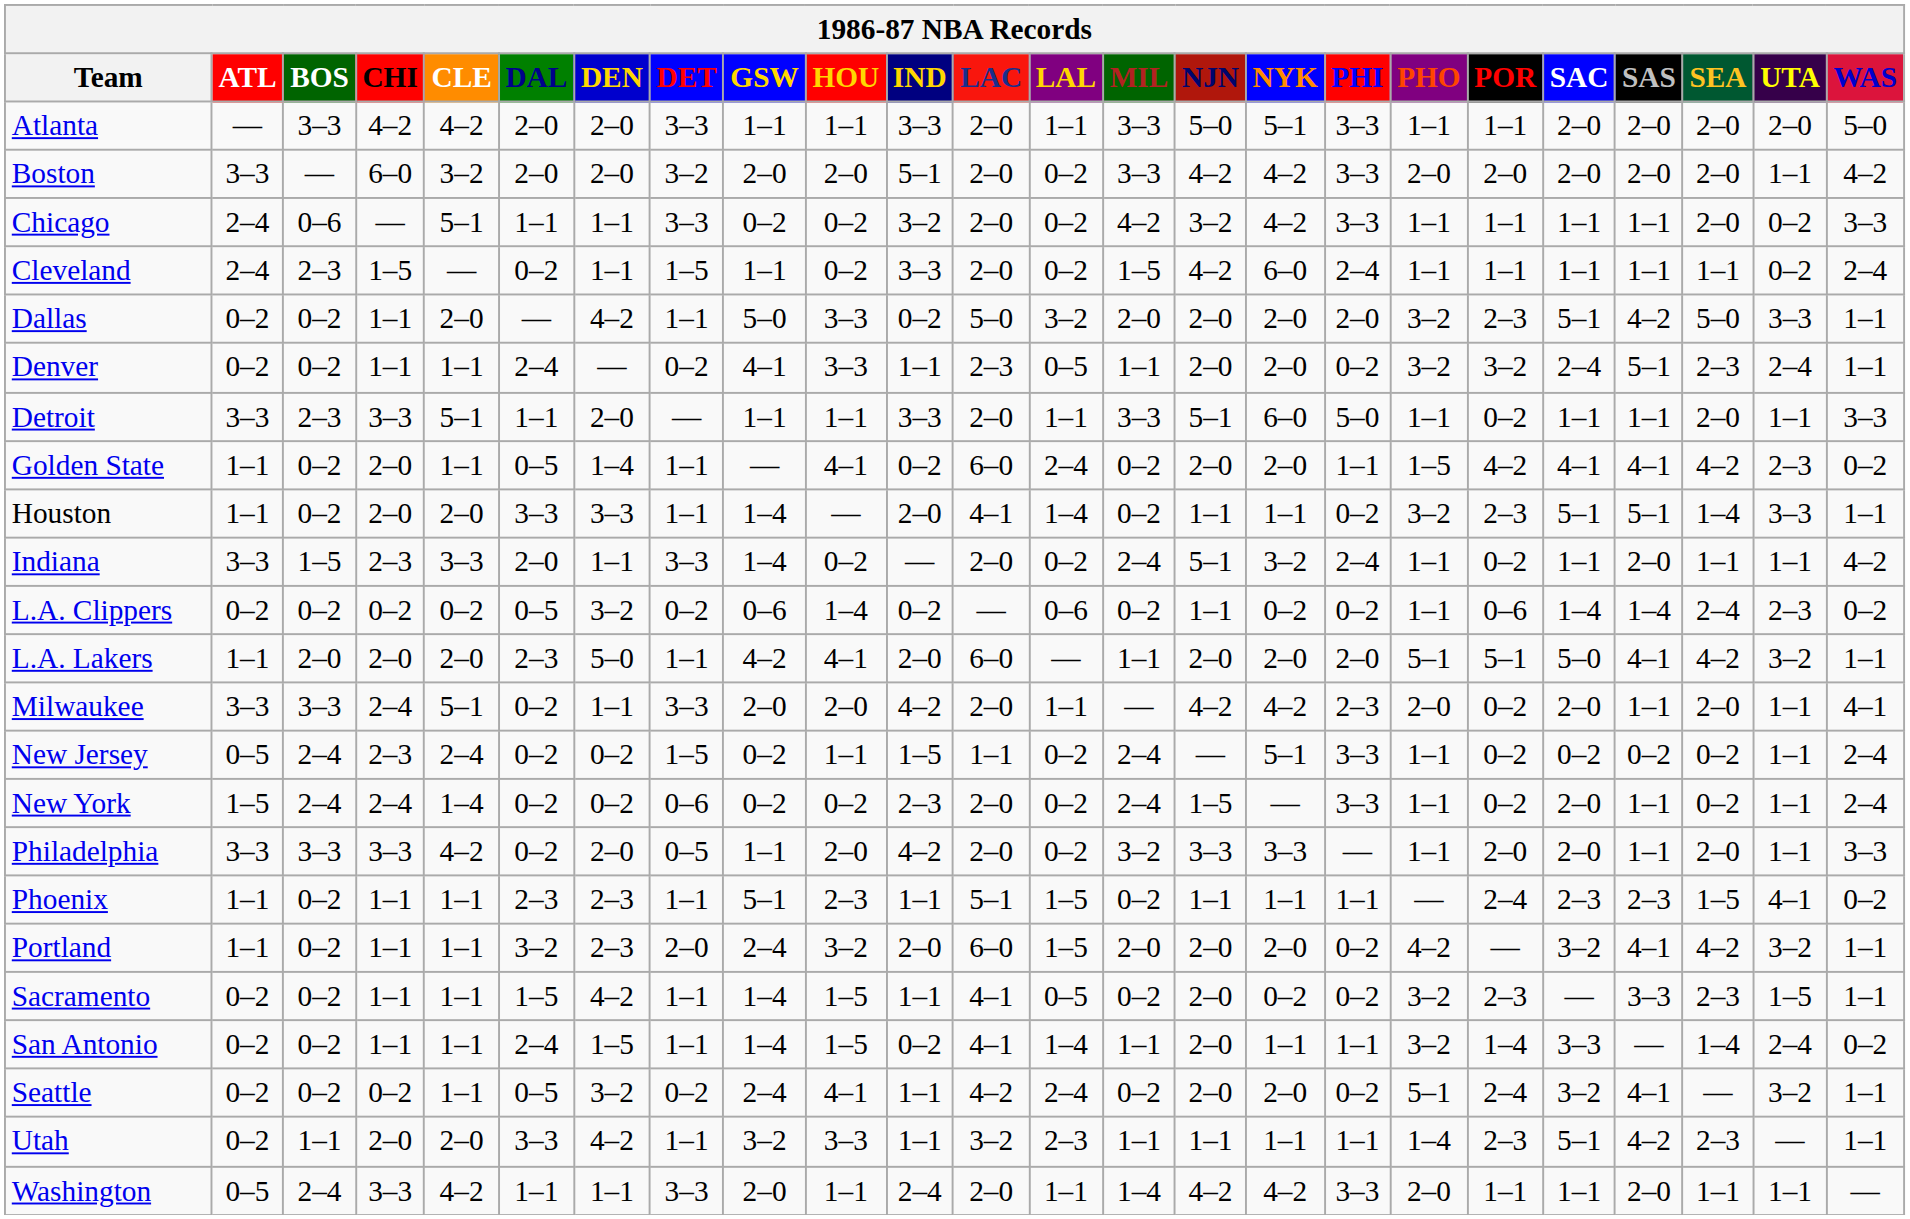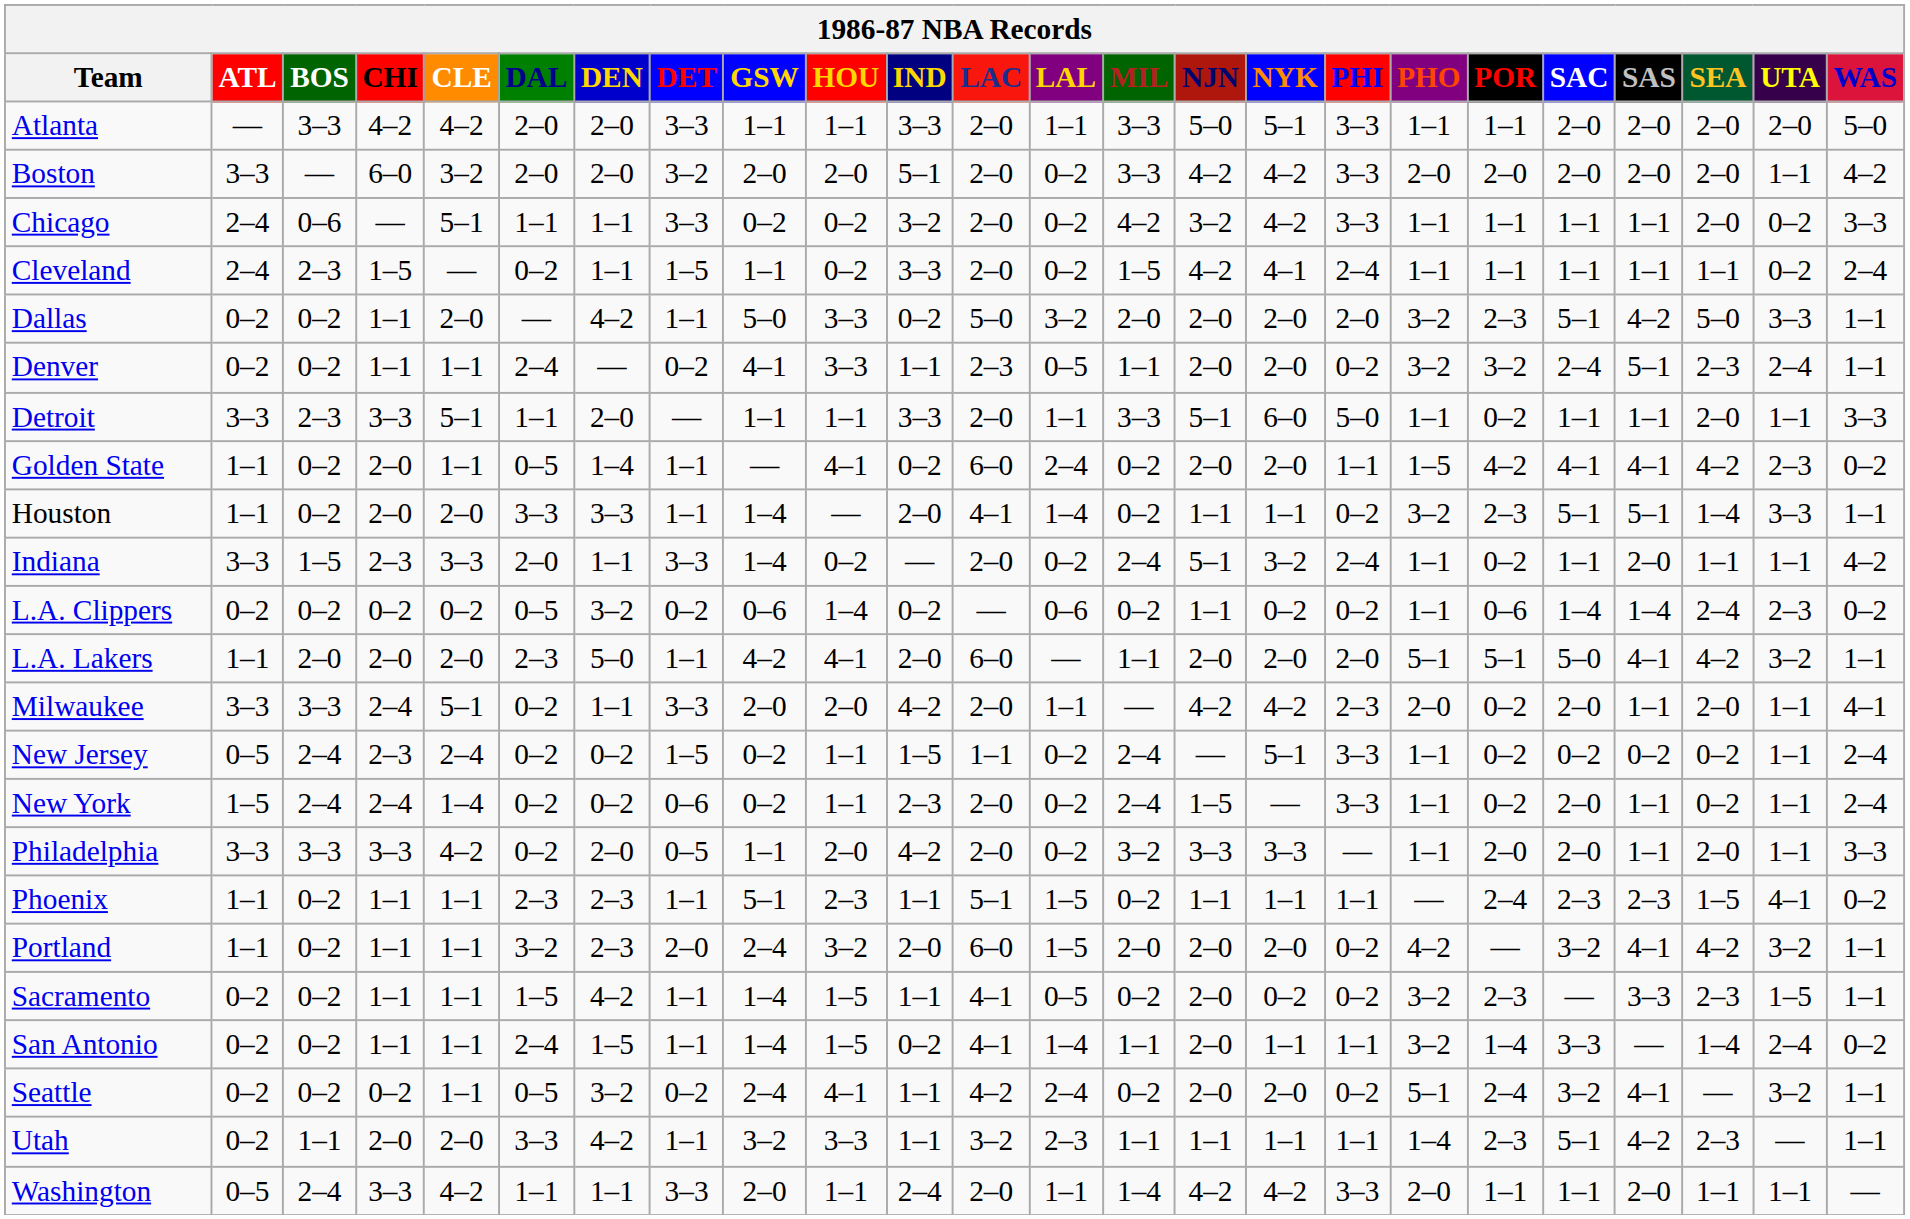(1285, 270) 6–0 -> (1285, 270) 4–1
(846, 802) 0–2 -> (846, 802) 1–1
